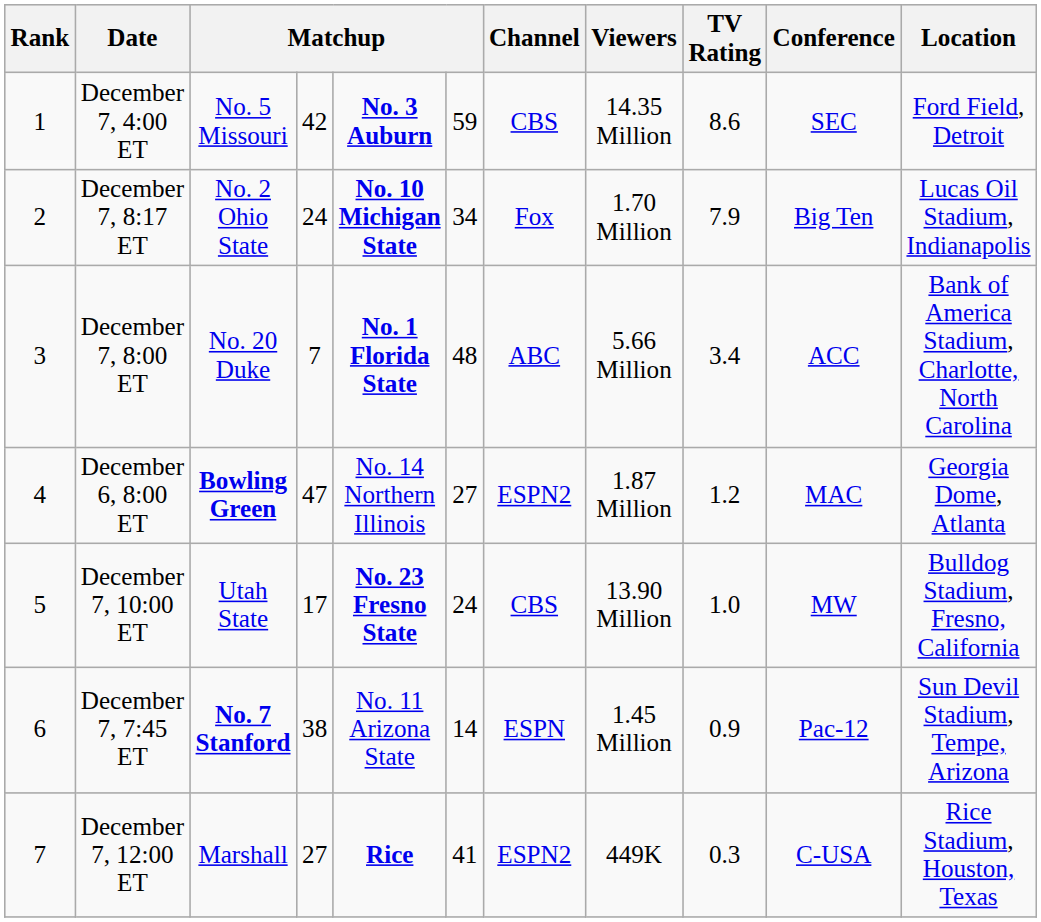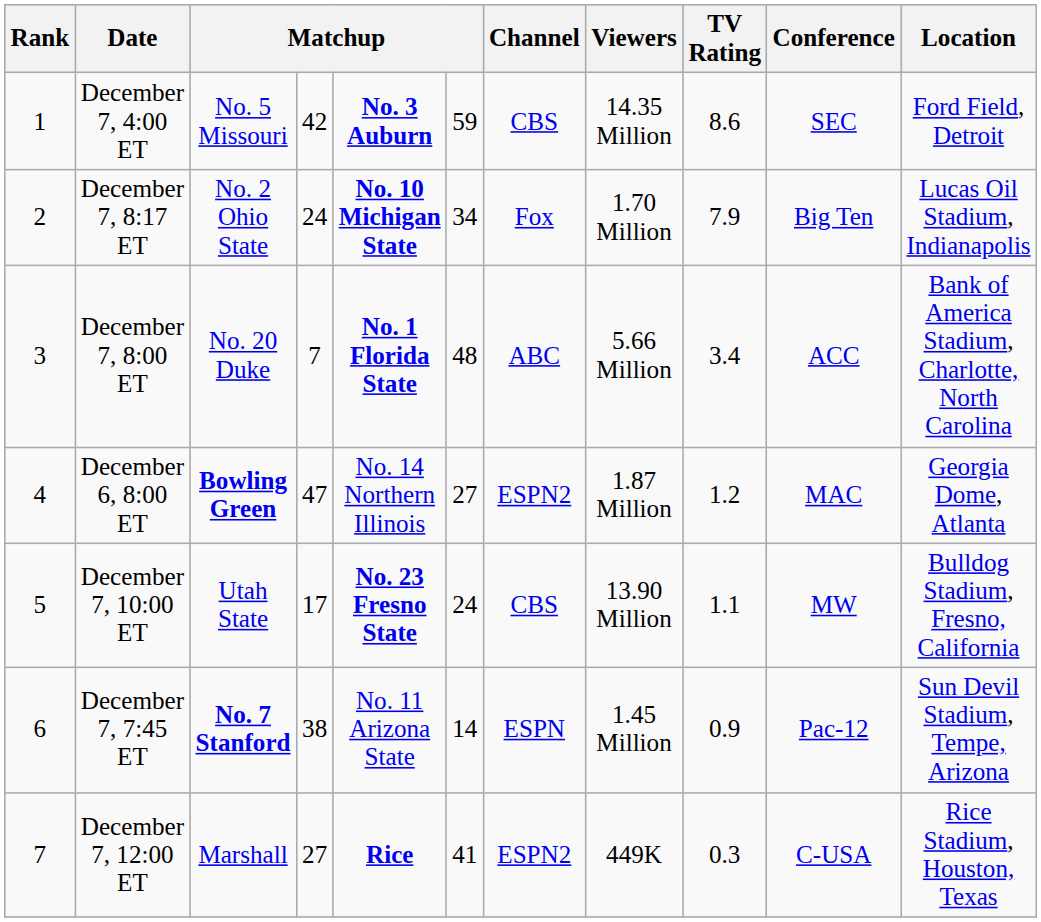(725, 605) 1.0 -> (725, 605) 1.1
